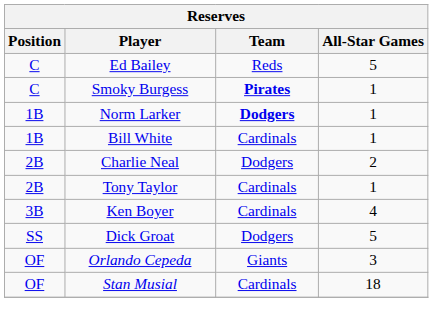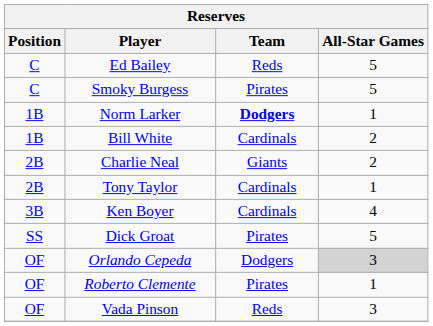(267, 89) bold -> (267, 89) normal
(373, 89) 1 -> (373, 89) 5
(373, 138) 1 -> (373, 138) 2
(267, 162) Dodgers -> (267, 162) Giants
(267, 235) Dodgers -> (267, 235) Pirates
(267, 260) Giants -> (267, 260) Dodgers
(373, 260) no background -> (373, 260) lightgrey background
+ row: (140, 284)
- row: (140, 284)
+ row: (140, 308)
